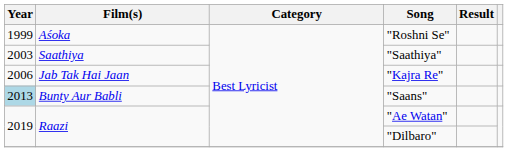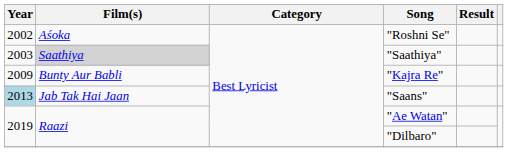(20, 34) 1999 -> (20, 34) 2002
(61, 55) no background -> (61, 55) lightgrey background
(20, 75) 2006 -> (20, 75) 2009
(84, 75) Jab Tak Hai Jaan -> (80, 75) Bunty Aur Babli
(80, 95) Bunty Aur Babli -> (84, 95) Jab Tak Hai Jaan
